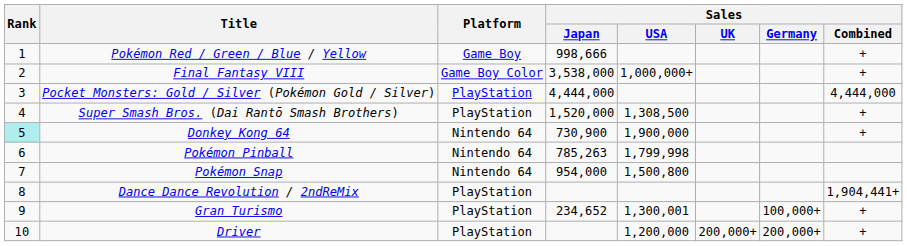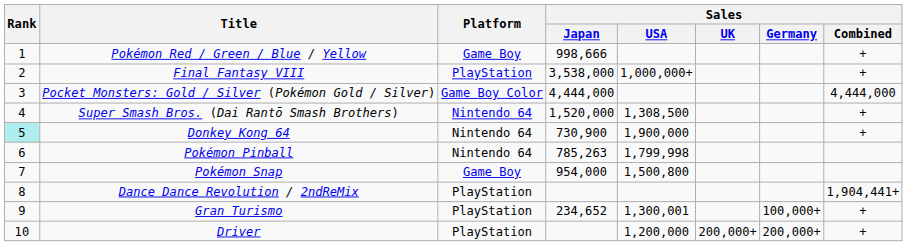(492, 73) Game Boy Color -> (492, 73) PlayStation
(492, 93) PlayStation -> (492, 93) Game Boy Color
(492, 113) PlayStation -> (492, 113) Nintendo 64
(492, 172) Nintendo 64 -> (492, 172) Game Boy
